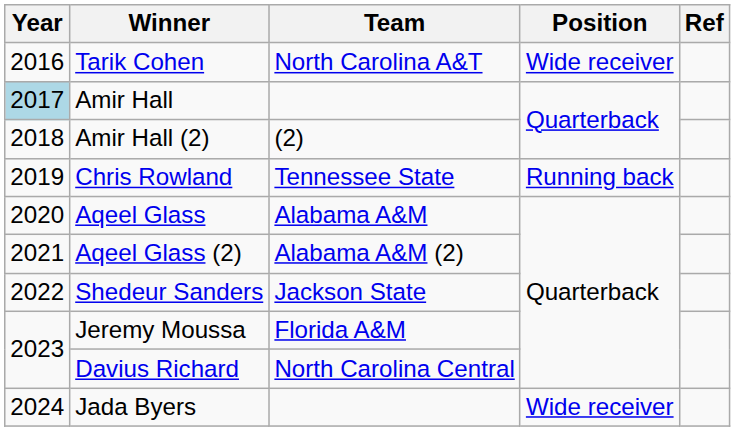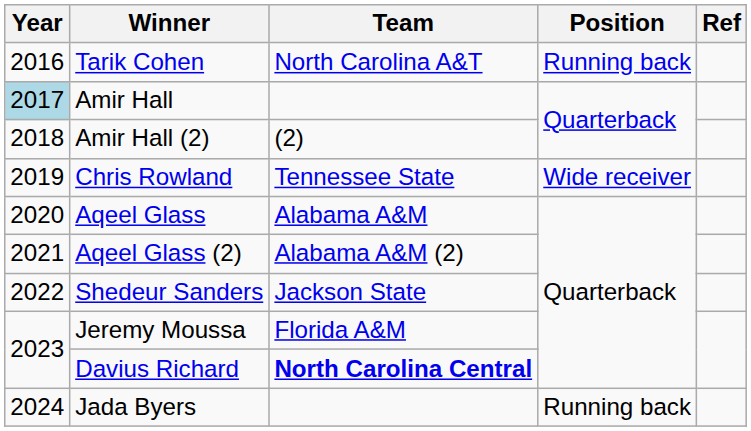(600, 61) Wide receiver -> (617, 61) Running back
(600, 176) Running back -> (617, 176) Wide receiver
(395, 368) normal -> (403, 368) bold
(600, 406) Wide receiver -> (617, 406) Running back
